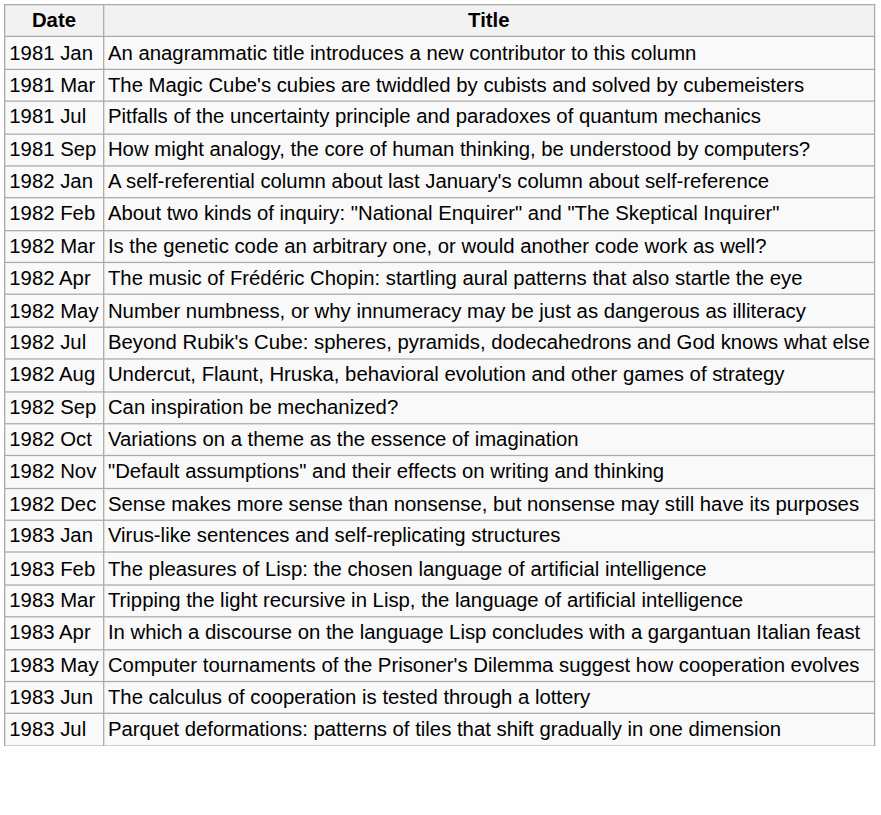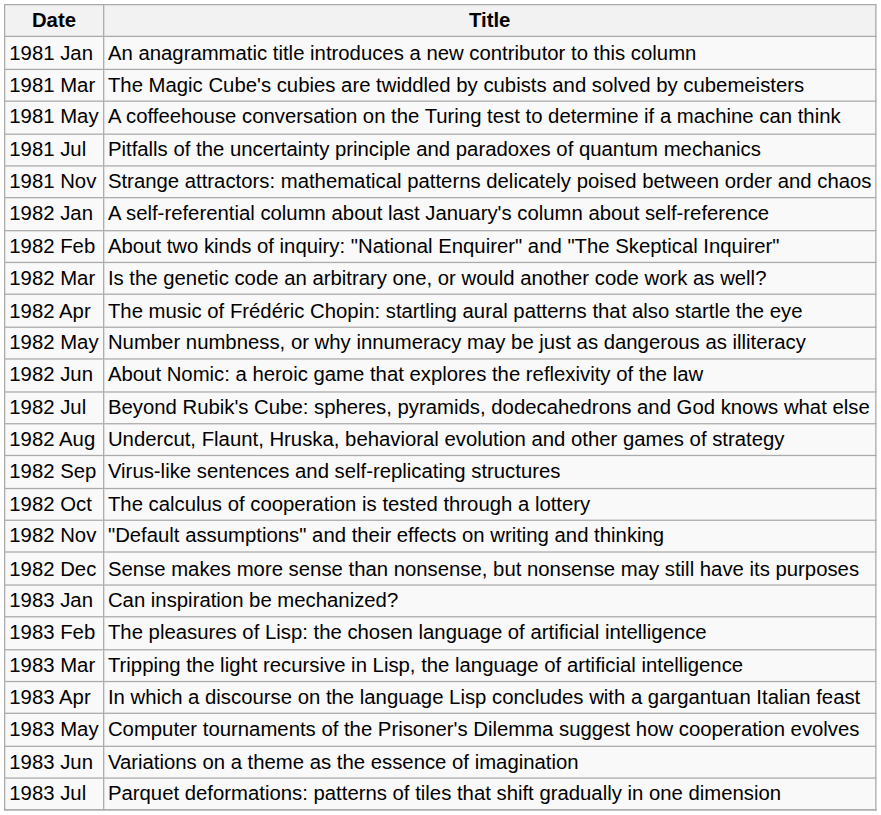+ row: (54, 117)
- row: (53, 149)
+ row: (53, 181)
+ row: (51, 375)
(253, 407) Can inspiration be mechanized? -> (334, 471) Virus-like sentences and self-replicating structures
(343, 439) Variations on a theme as the essence of imagination -> (349, 504) The calculus of cooperation is tested through a lottery
(334, 536) Virus-like sentences and self-replicating structures -> (253, 600) Can inspiration be mechanized?
(349, 697) The calculus of cooperation is tested through a lottery -> (343, 761) Variations on a theme as the essence of imagination
